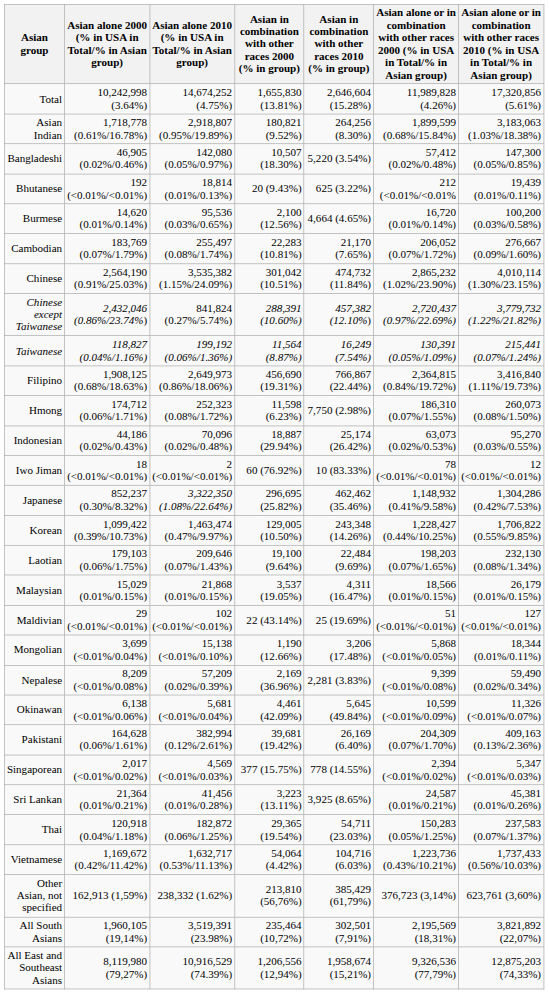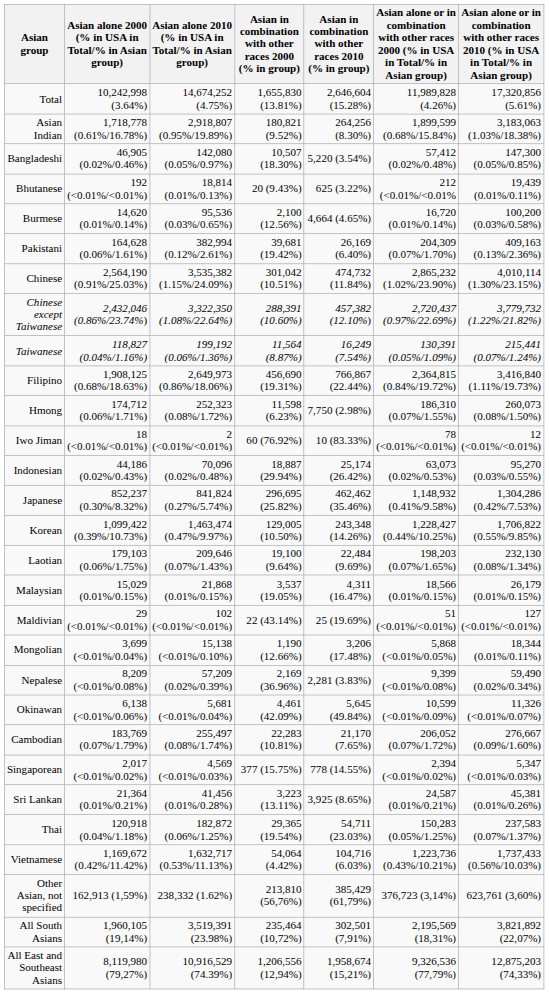rows swapped: (37, 248) <-> (42, 739)
(198, 314) 841,824 (0.27%/5.74%) -> (196, 314) 3,322,350 (1.08%/22.64%)
rows swapped: (38, 440) <-> (39, 470)
(196, 500) 3,322,350 (1.08%/22.64%) -> (198, 500) 841,824 (0.27%/5.74%)
